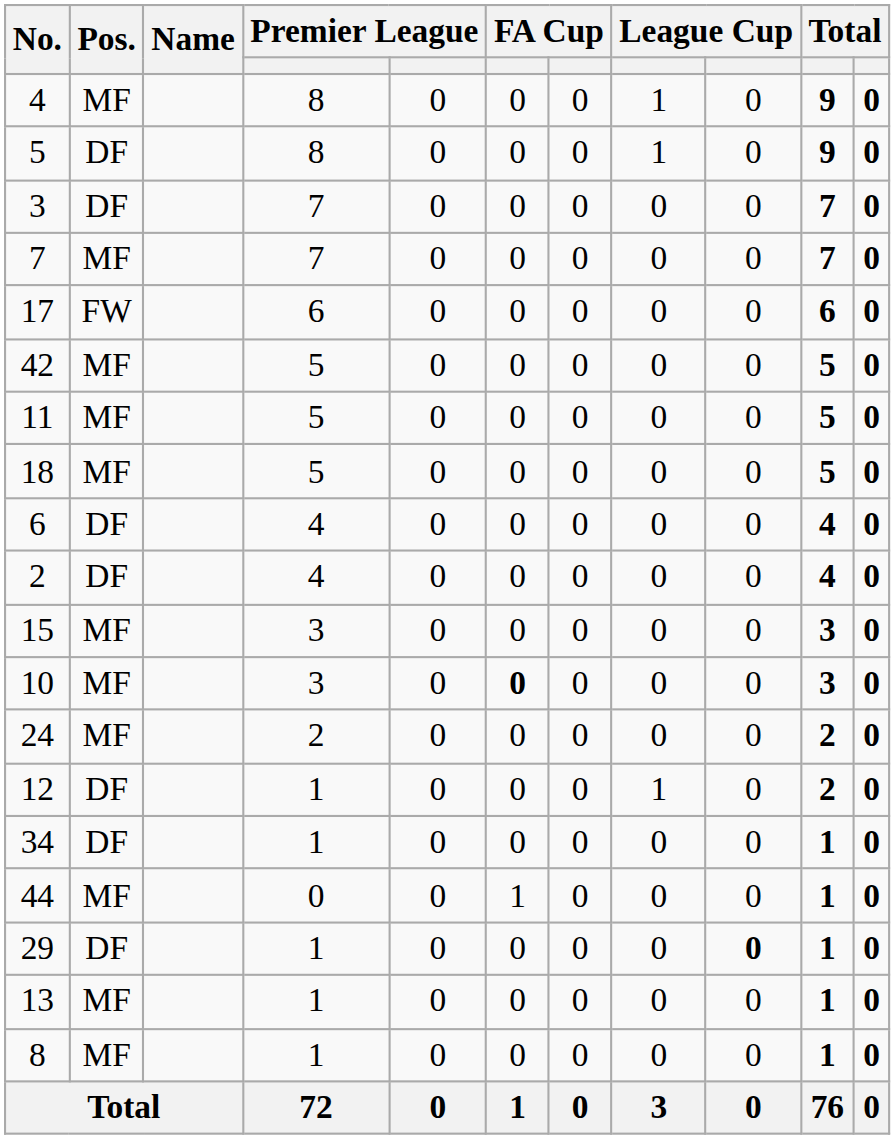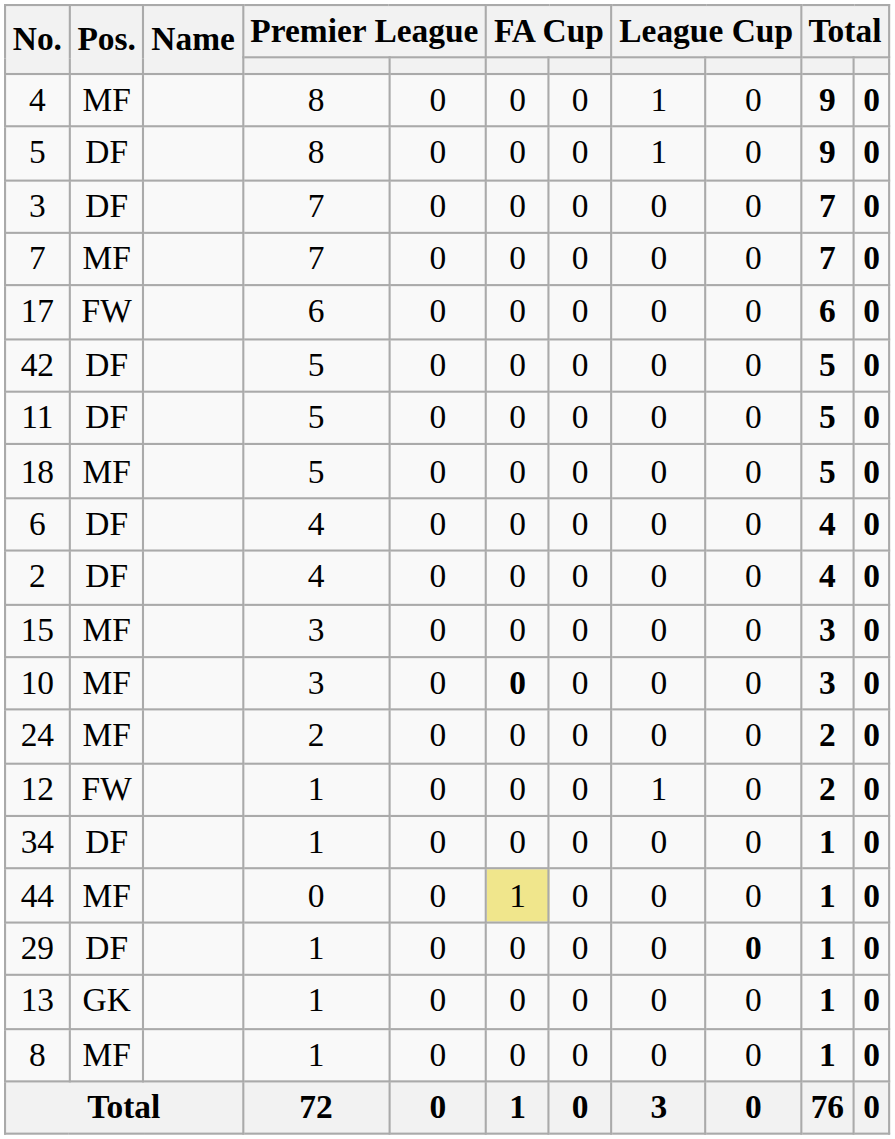(107, 364) MF -> (107, 364) DF
(107, 417) MF -> (107, 417) DF
(107, 788) DF -> (107, 788) FW
(517, 894) no background -> (517, 894) khaki background
(107, 1001) MF -> (107, 1001) GK
